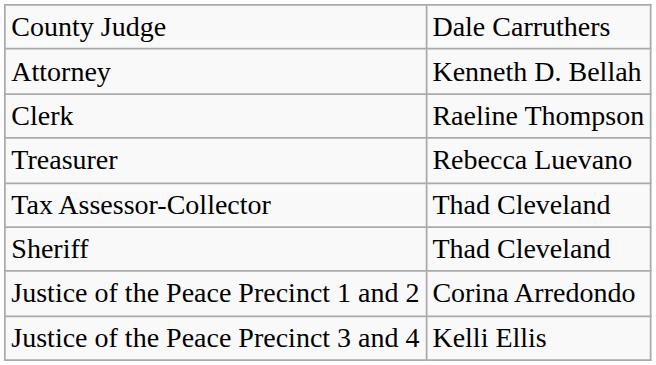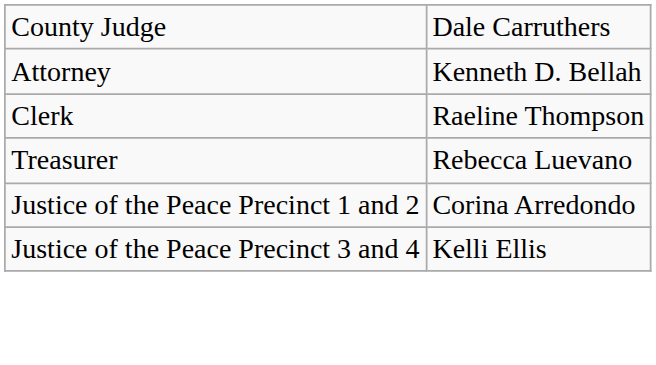- row: (141, 204)
- row: (50, 248)
